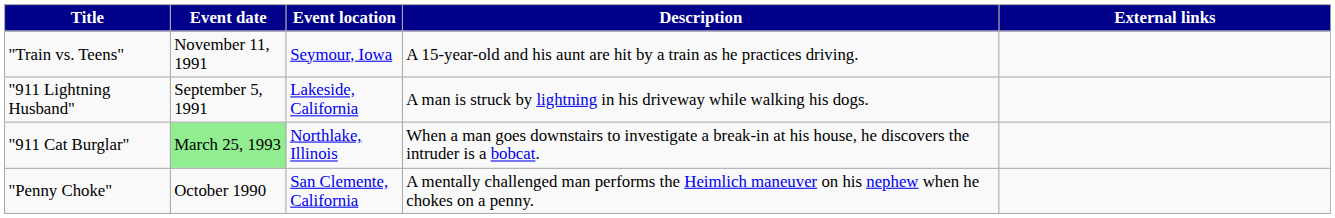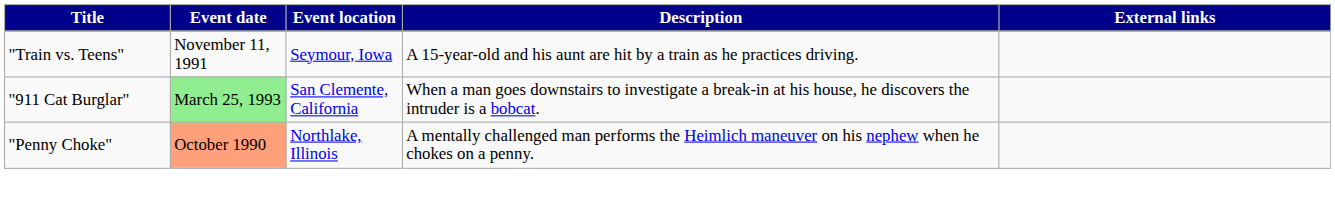- row: (59, 99)
(326, 145) Northlake, Illinois -> (339, 99) San Clemente, California
(220, 190) no background -> (220, 145) lightsalmon background
(339, 190) San Clemente, California -> (326, 145) Northlake, Illinois
